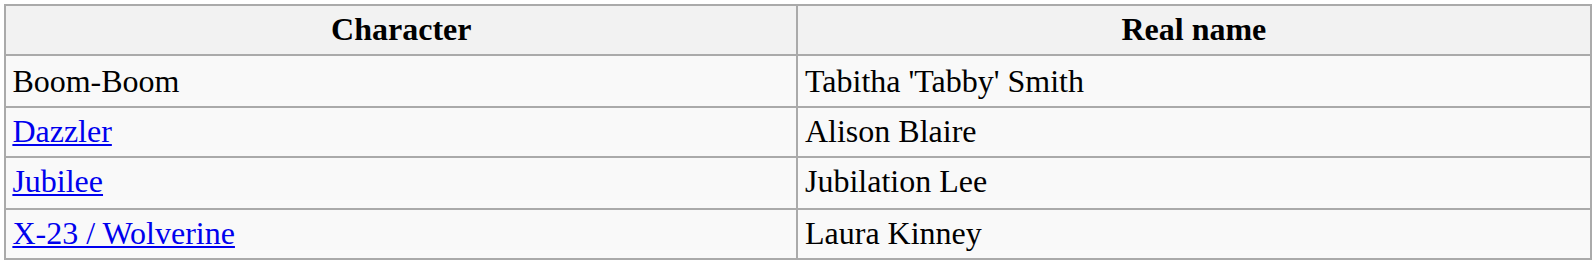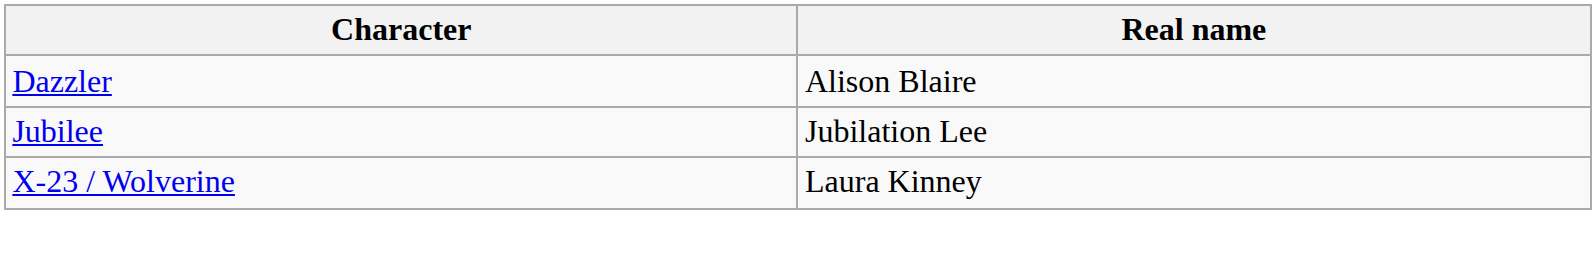- row: (96, 80)
